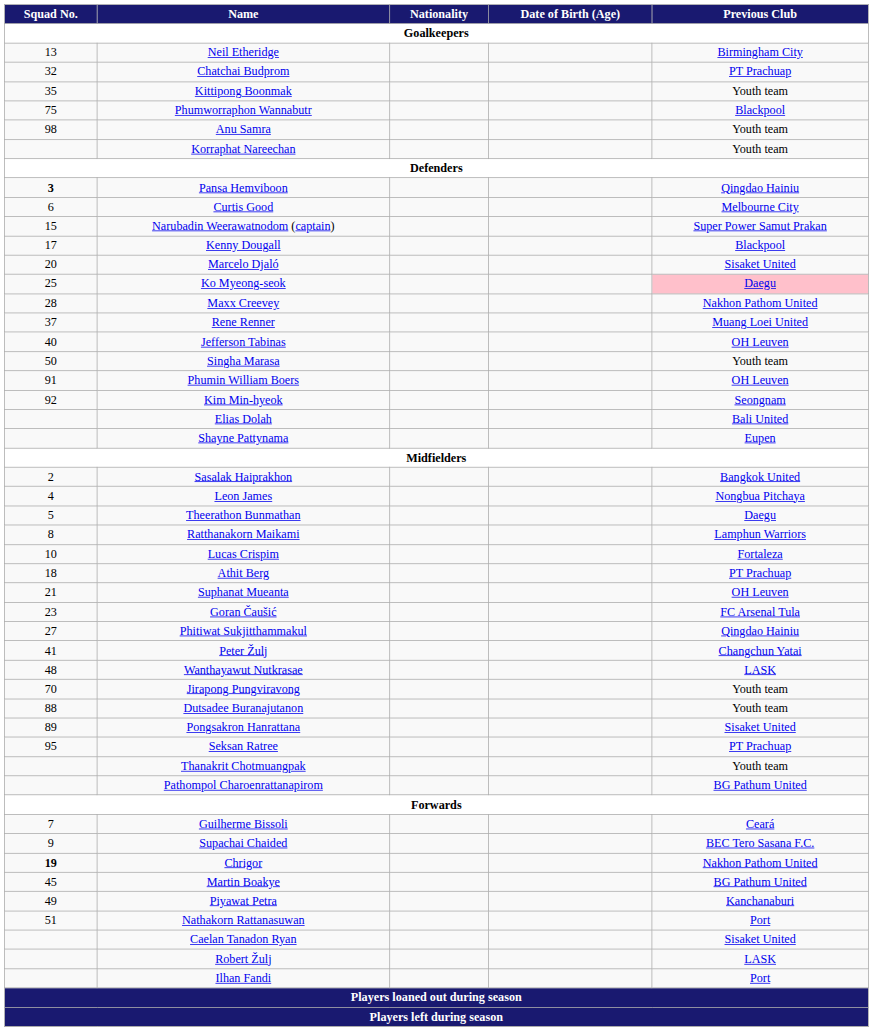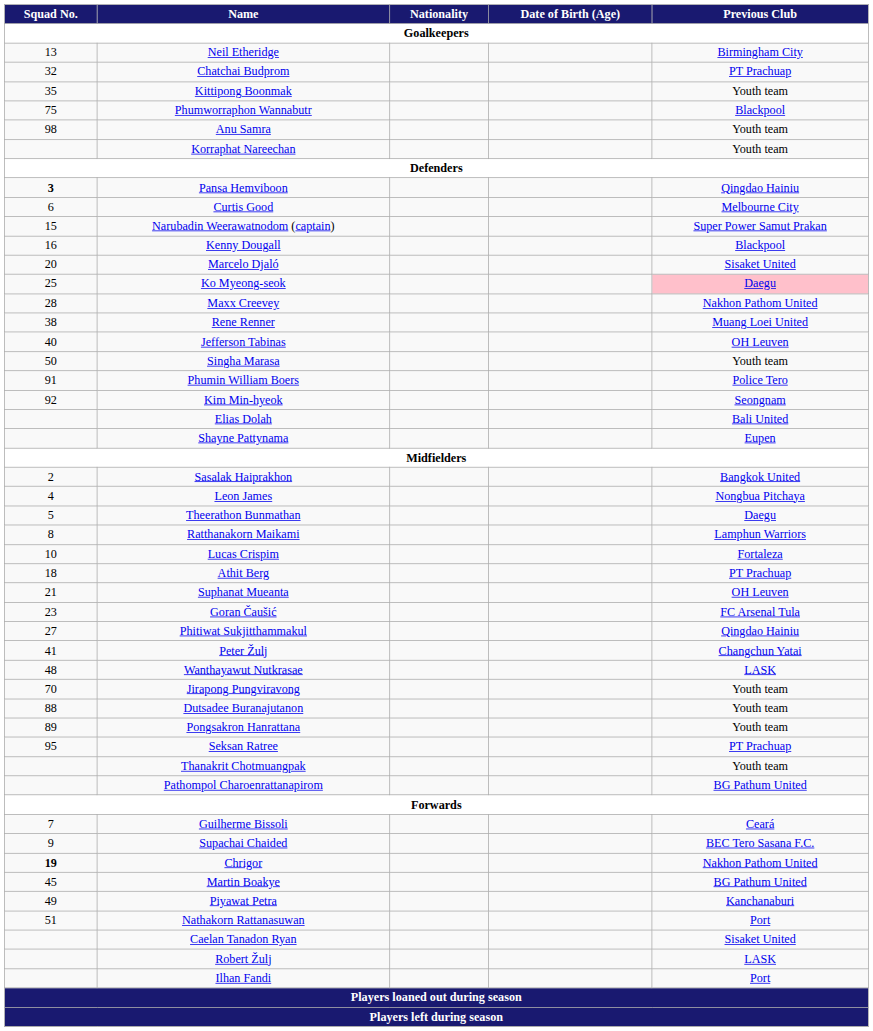(51, 245) 17 -> (51, 245) 16
(51, 322) 37 -> (51, 322) 38
(760, 380) OH Leuven -> (760, 380) Police Tero
(760, 727) Sisaket United -> (760, 727) Youth team
